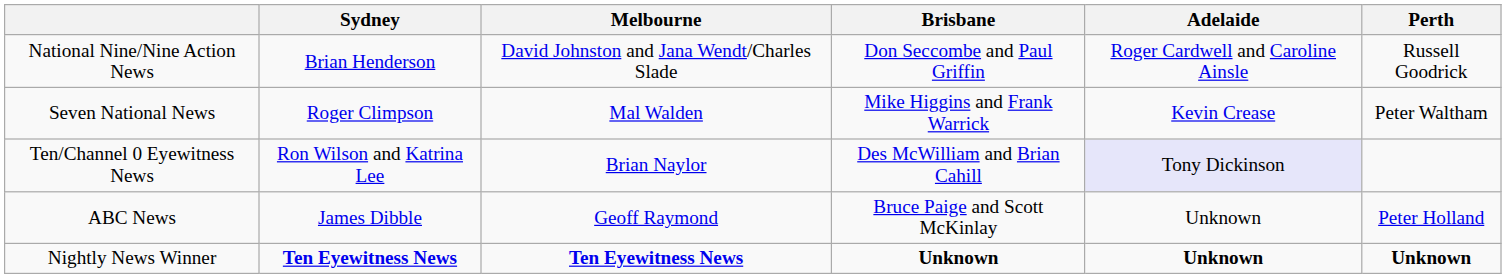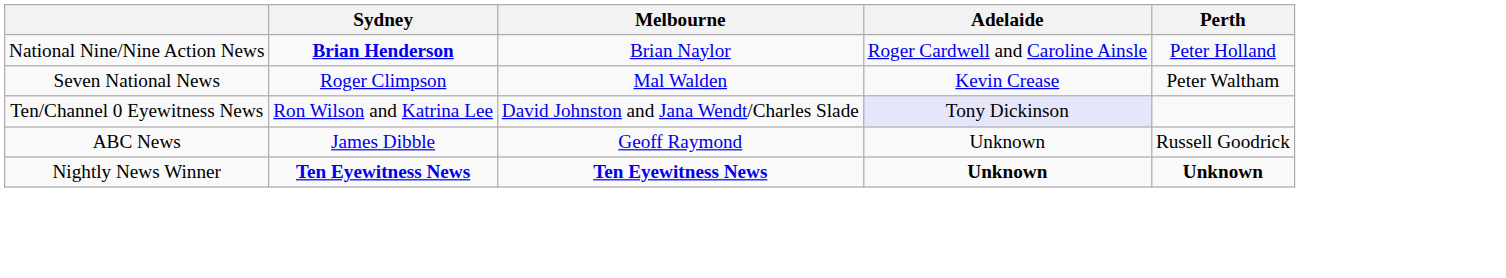- column: (958, 19)
(370, 60) normal -> (383, 50) bold
(656, 60) David Johnston and Jana Wendt/Charles Slade -> (680, 50) Brian Naylor
(1431, 60) Russell Goodrick -> (1223, 50) Peter Holland
(656, 165) Brian Naylor -> (680, 111) David Johnston and Jana Wendt/Charles Slade
(1431, 217) Peter Holland -> (1223, 141) Russell Goodrick
